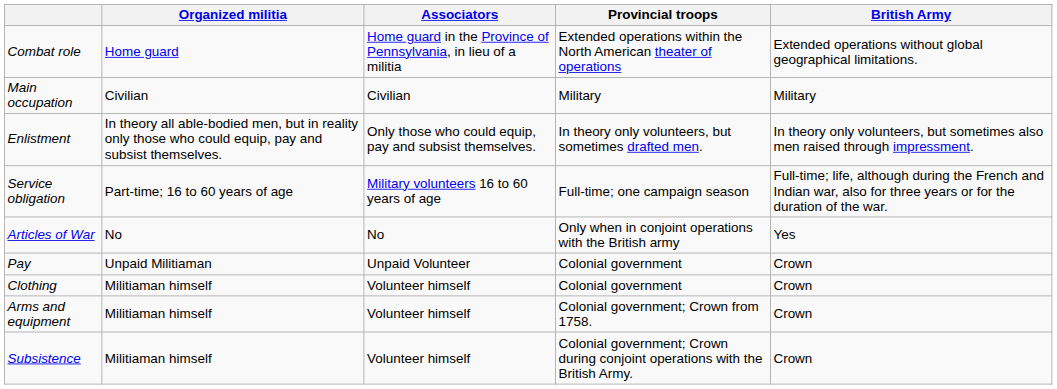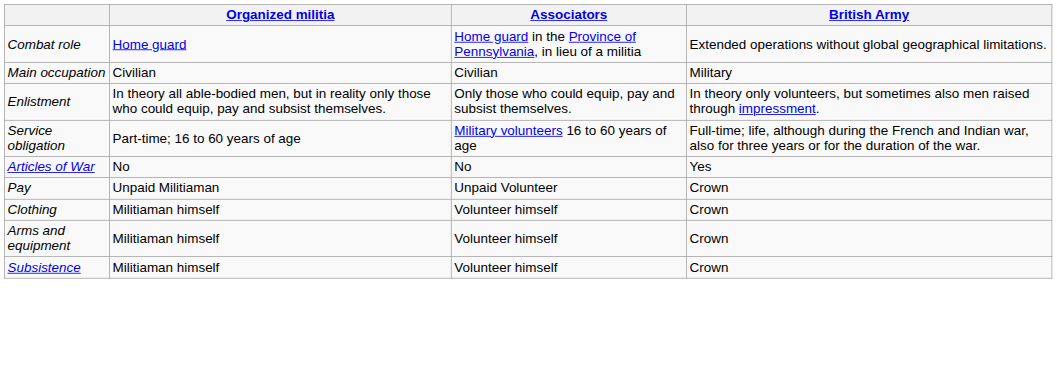- column: (663, 15)
